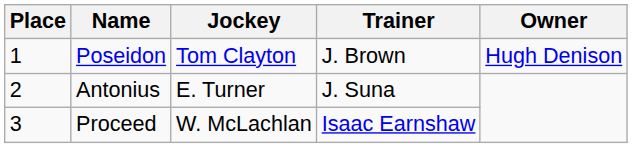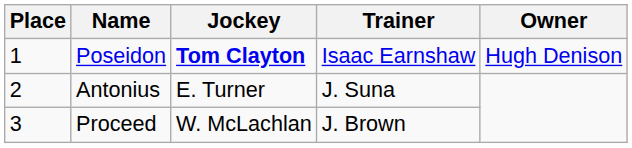(236, 55) normal -> (241, 55) bold
(364, 55) J. Brown -> (399, 55) Isaac Earnshaw
(399, 124) Isaac Earnshaw -> (364, 124) J. Brown
